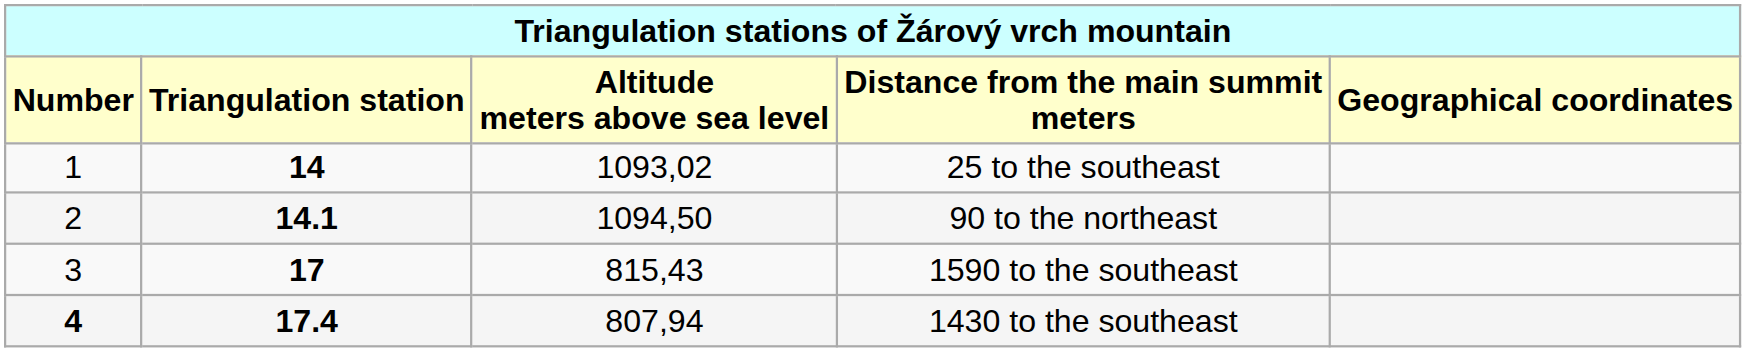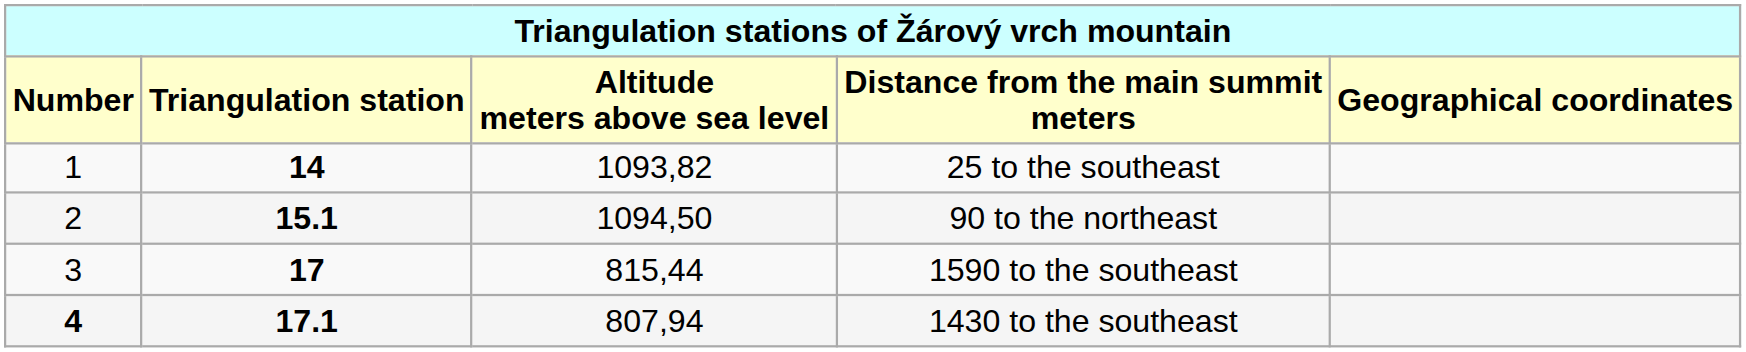(654, 168) 1093,02 -> (654, 168) 1093,82
(307, 219) 14.1 -> (307, 219) 15.1
(654, 269) 815,43 -> (654, 269) 815,44
(307, 320) 17.4 -> (307, 320) 17.1
